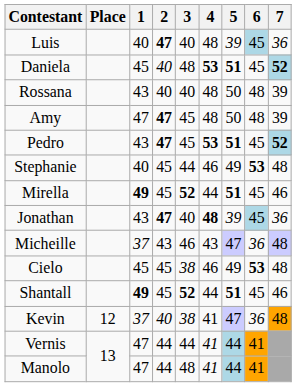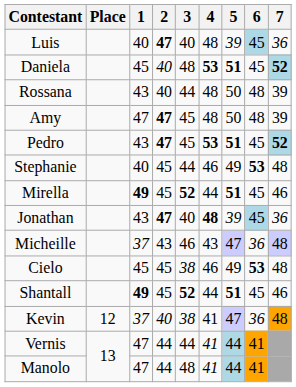(187, 92) 40 -> (187, 92) 44
